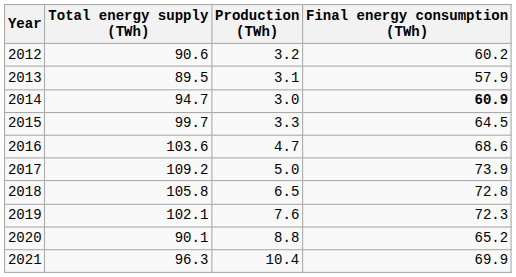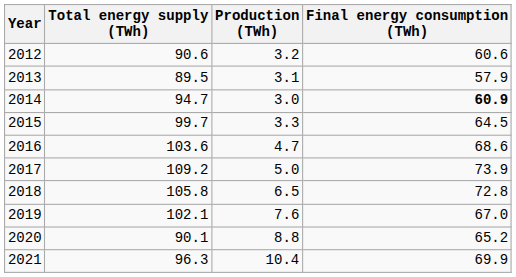(491, 55) 60.2 -> (491, 55) 60.6
(491, 215) 72.3 -> (491, 215) 67.0
